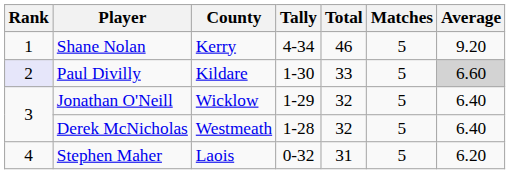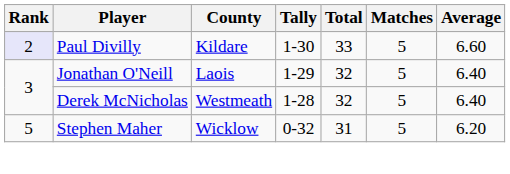- row: (101, 45)
(471, 73) lightgrey background -> (471, 45) no background
(227, 100) Wicklow -> (215, 73) Laois
(29, 155) 4 -> (29, 127) 5
(215, 155) Laois -> (227, 127) Wicklow
